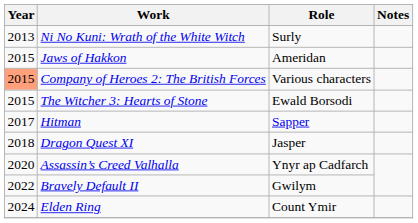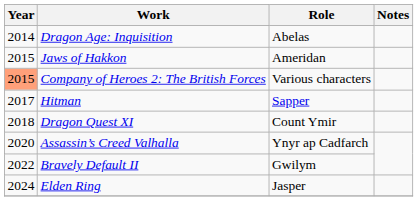- row: (143, 36)
+ row: (107, 36)
- row: (124, 100)
(289, 143) Jasper -> (304, 121) Count Ymir
(304, 206) Count Ymir -> (289, 185) Jasper
